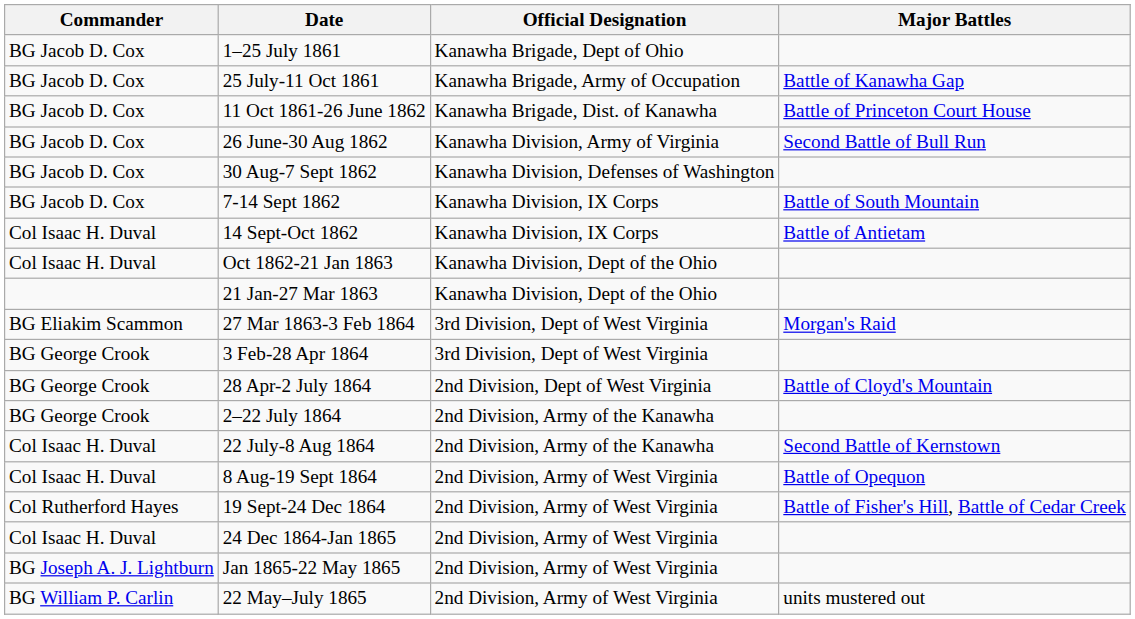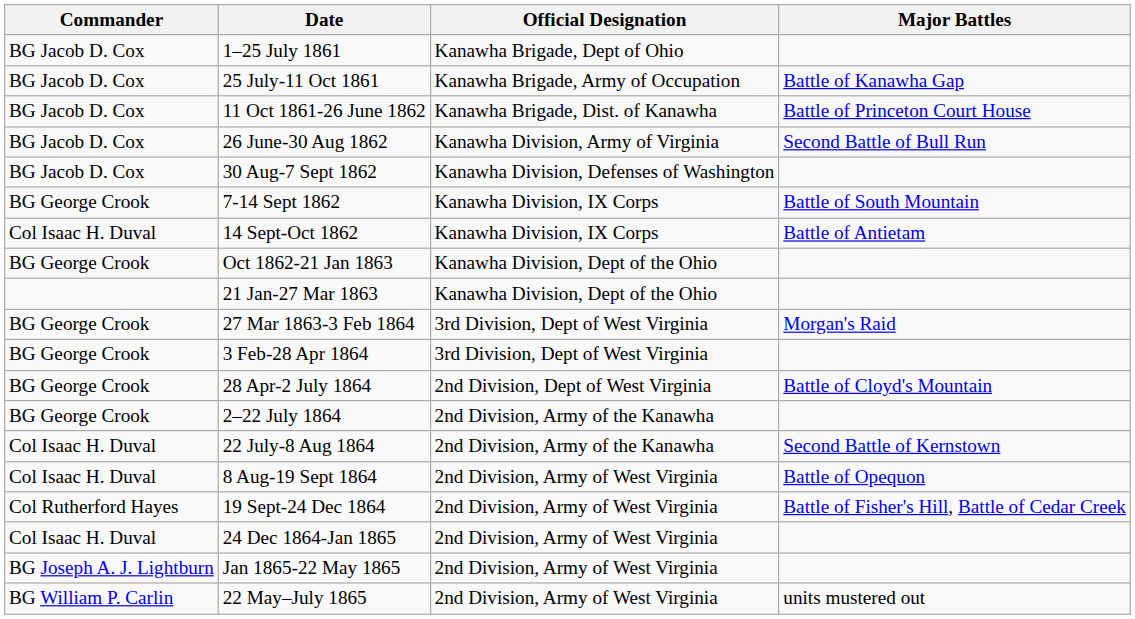(77, 202) BG Jacob D. Cox -> (79, 202) BG George Crook
(83, 263) Col Isaac H. Duval -> (79, 263) BG George Crook
(96, 324) BG Eliakim Scammon -> (79, 324) BG George Crook
